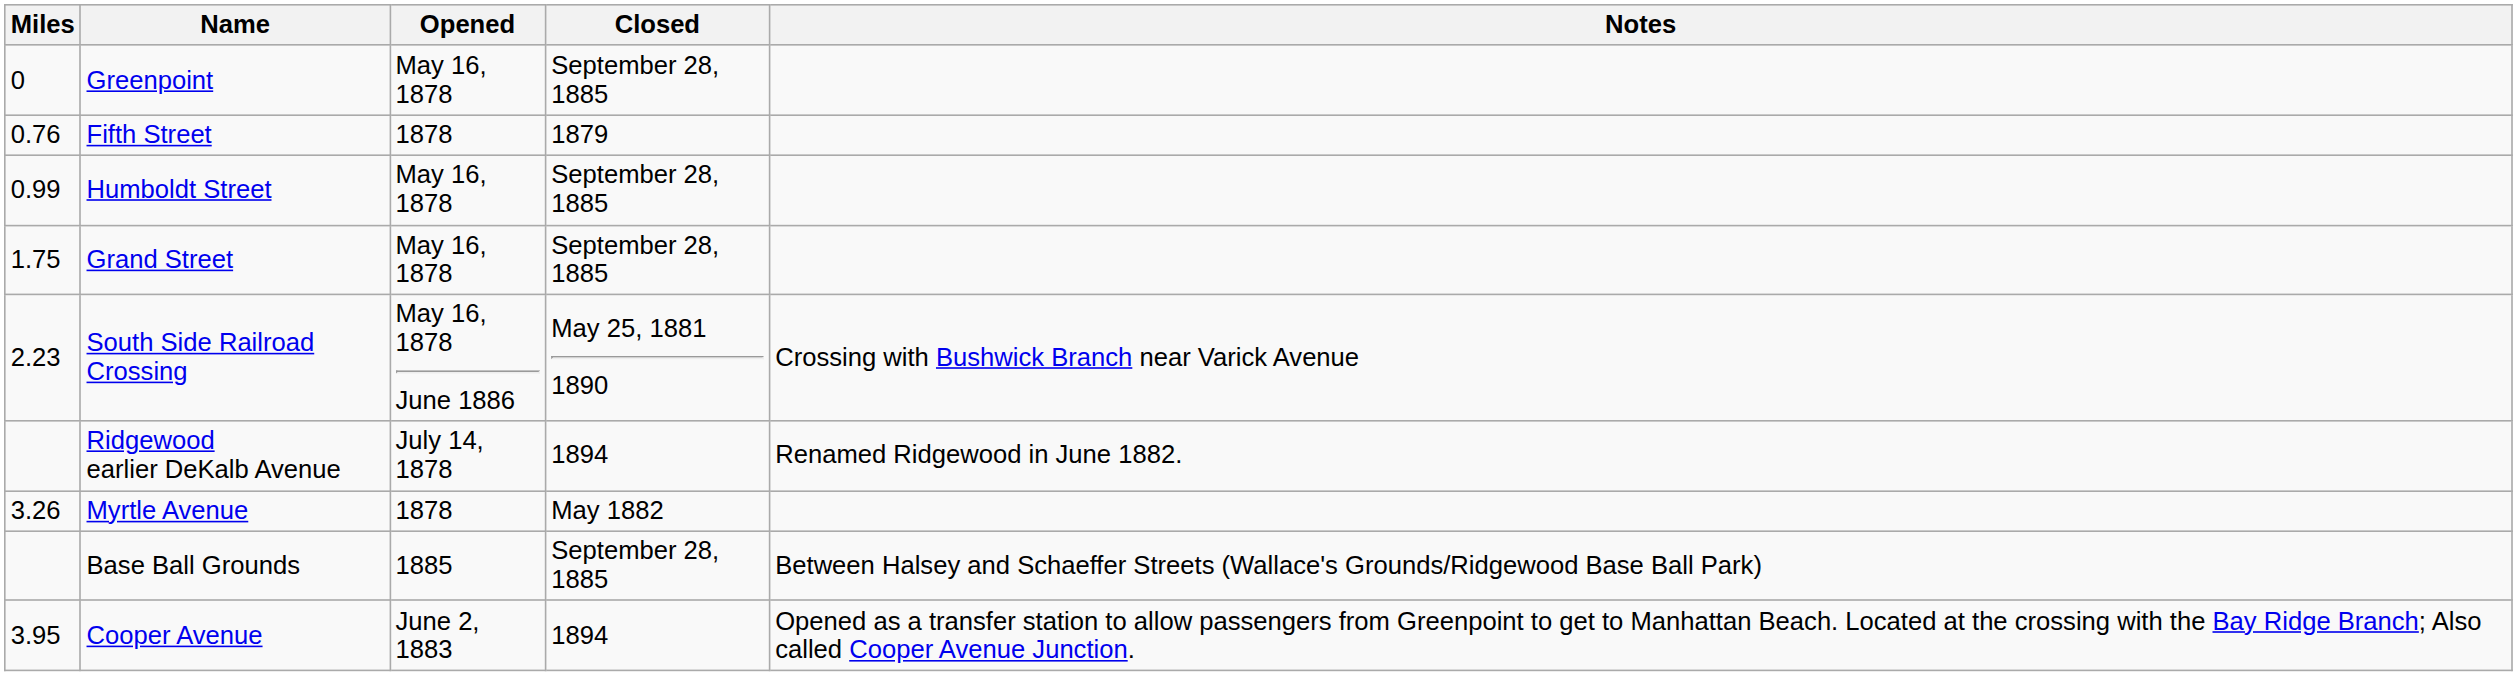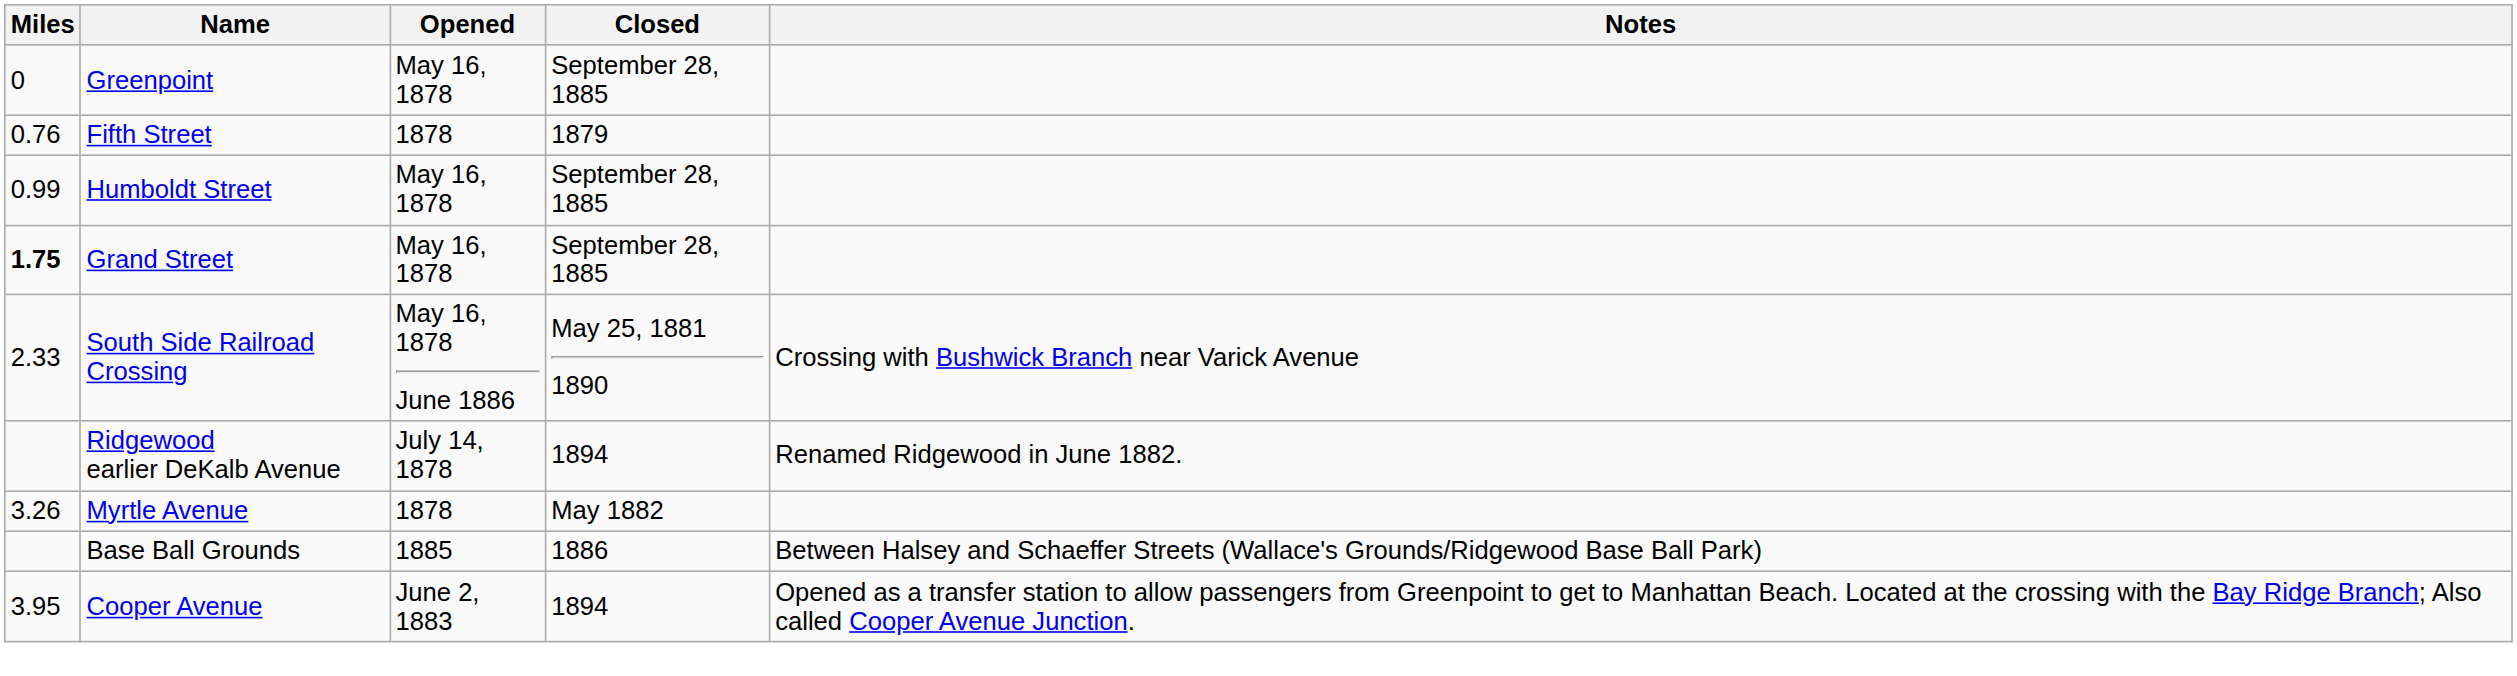(36, 259) normal -> (36, 259) bold
(36, 357) 2.23 -> (36, 357) 2.33
(635, 565) September 28, 1885 -> (580, 551) 1886
